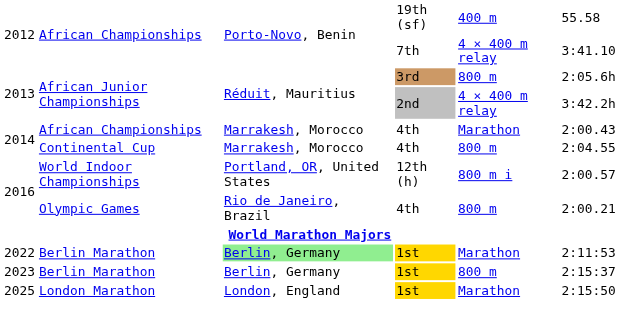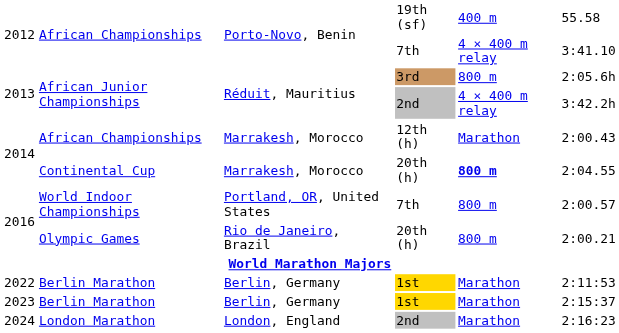(408, 129) 4th -> (412, 137) 12th (h)
(408, 148) 4th -> (412, 170) 20th (h)
(477, 148) normal -> (477, 170) bold
(412, 174) 12th (h) -> (408, 204) 7th
(485, 174) 800 m i -> (477, 204) 800 m
(408, 208) 4th -> (412, 238) 20th (h)
(282, 253) lightgreen background -> (282, 283) no background
(477, 272) 800 m -> (489, 301) Marathon
+ row: (19, 320)
- row: (19, 291)
